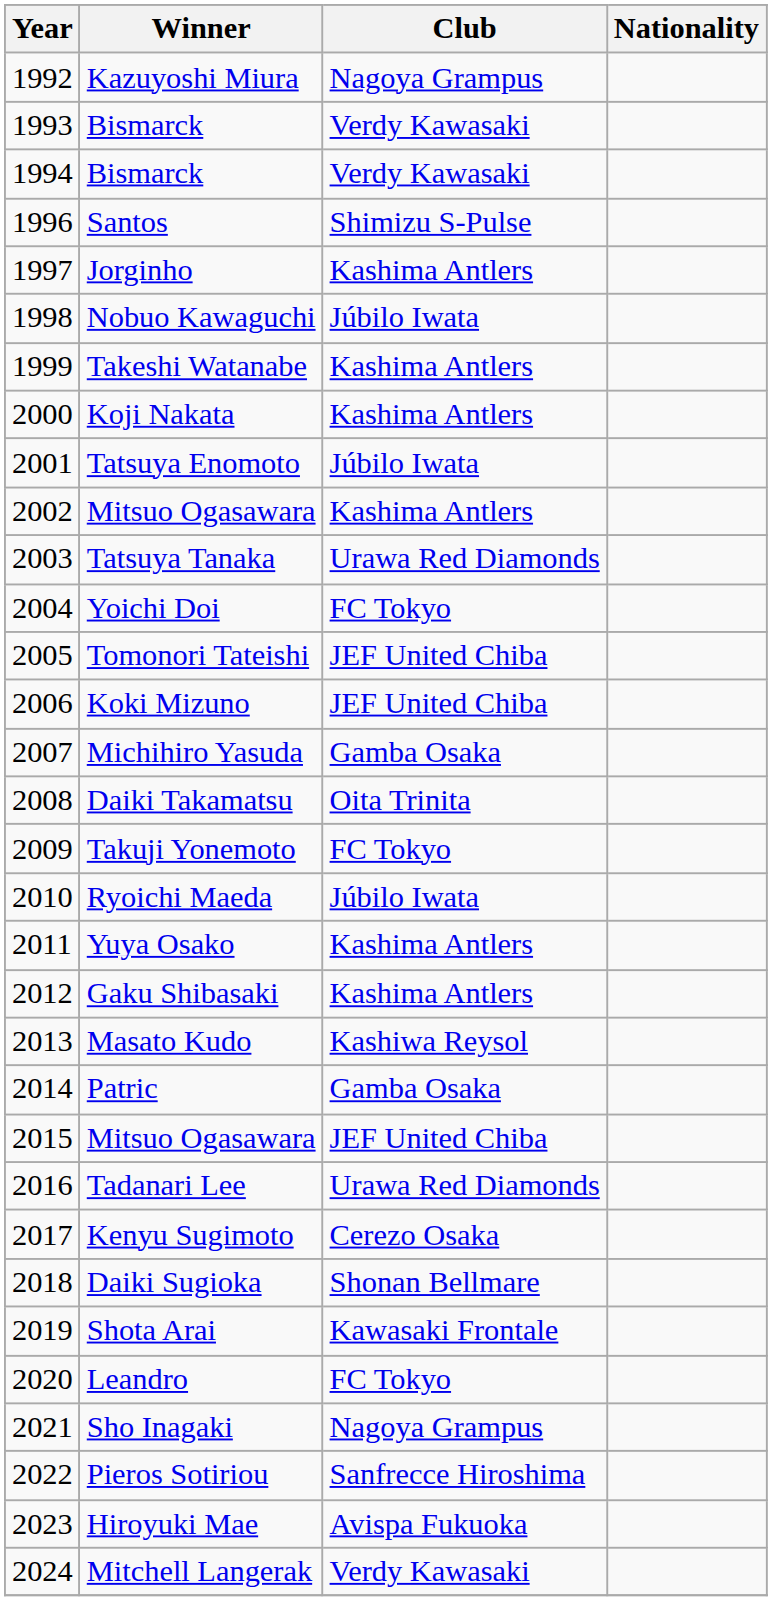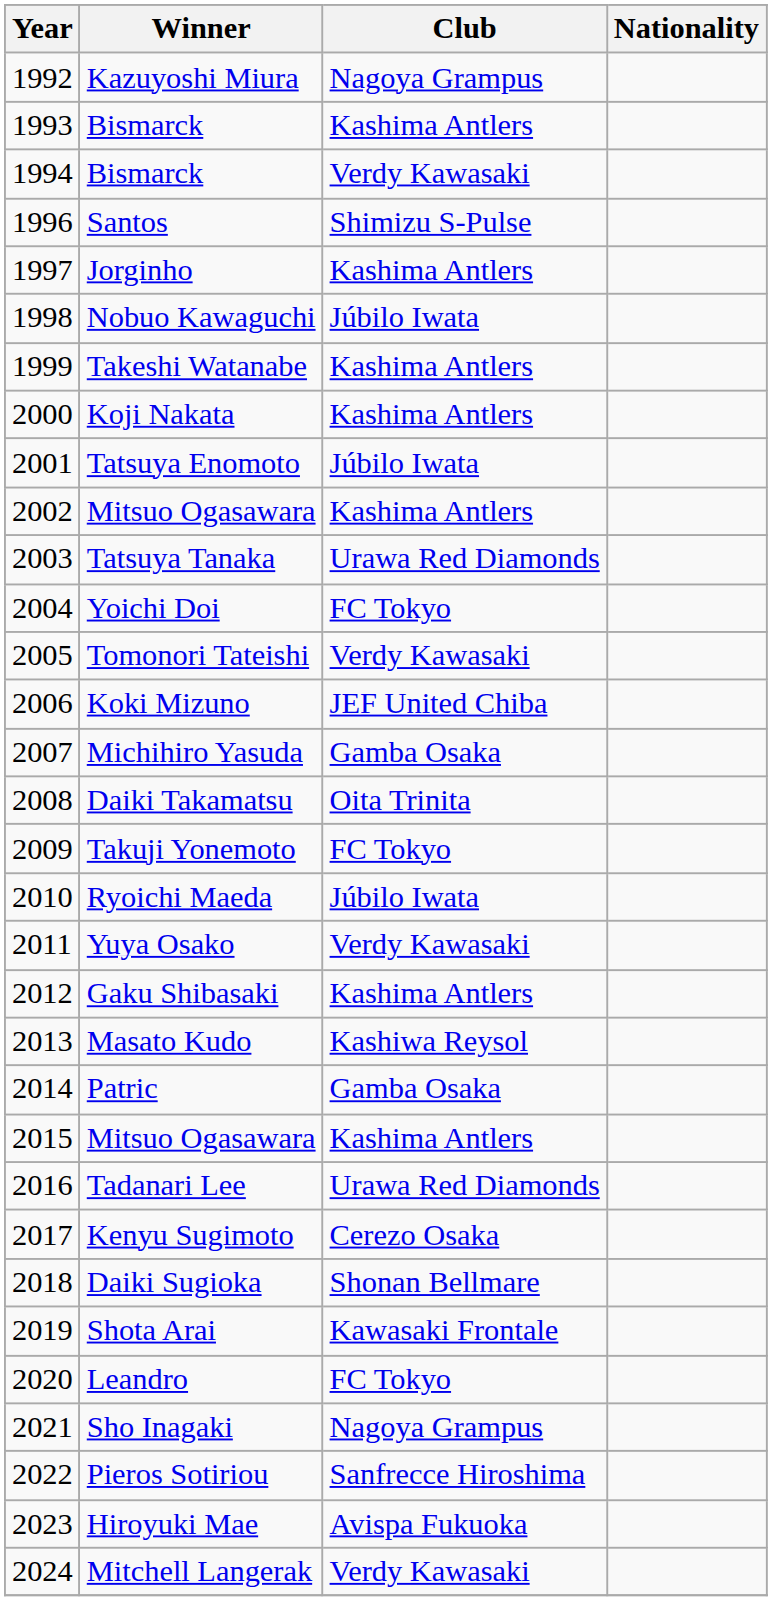(430, 125) Verdy Kawasaki -> (431, 125) Kashima Antlers
(439, 655) JEF United Chiba -> (430, 655) Verdy Kawasaki
(431, 944) Kashima Antlers -> (430, 944) Verdy Kawasaki
(439, 1137) JEF United Chiba -> (431, 1137) Kashima Antlers
